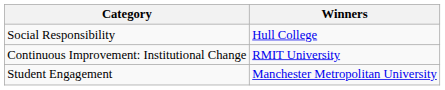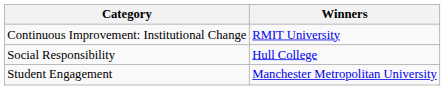rows swapped: (127, 54) <-> (61, 34)
